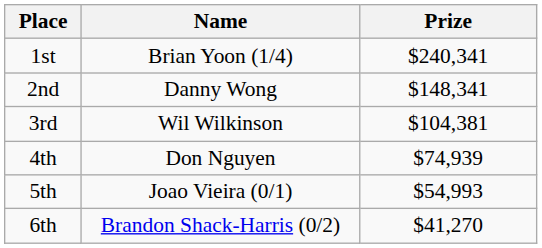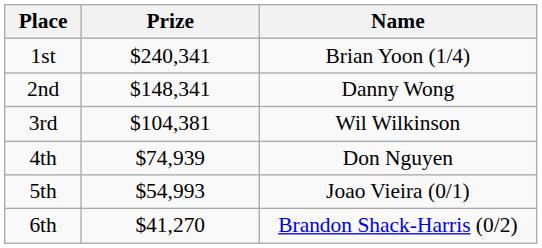columns swapped: (220, 21) <-> (448, 21)
